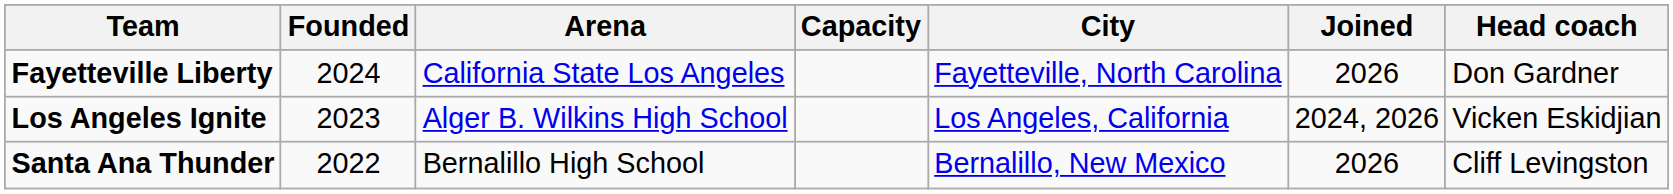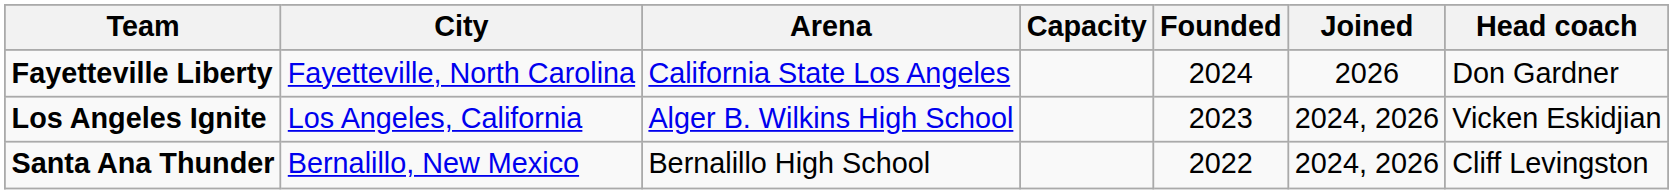columns swapped: (1108, 27) <-> (349, 27)
(1367, 164) 2026 -> (1367, 164) 2024, 2026
